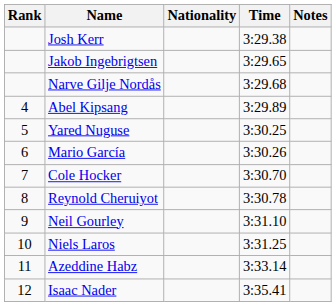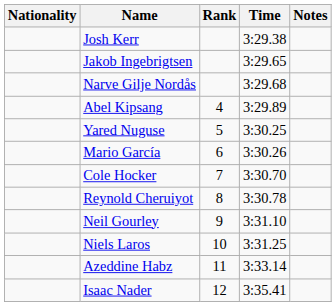columns swapped: (25, 15) <-> (202, 15)
